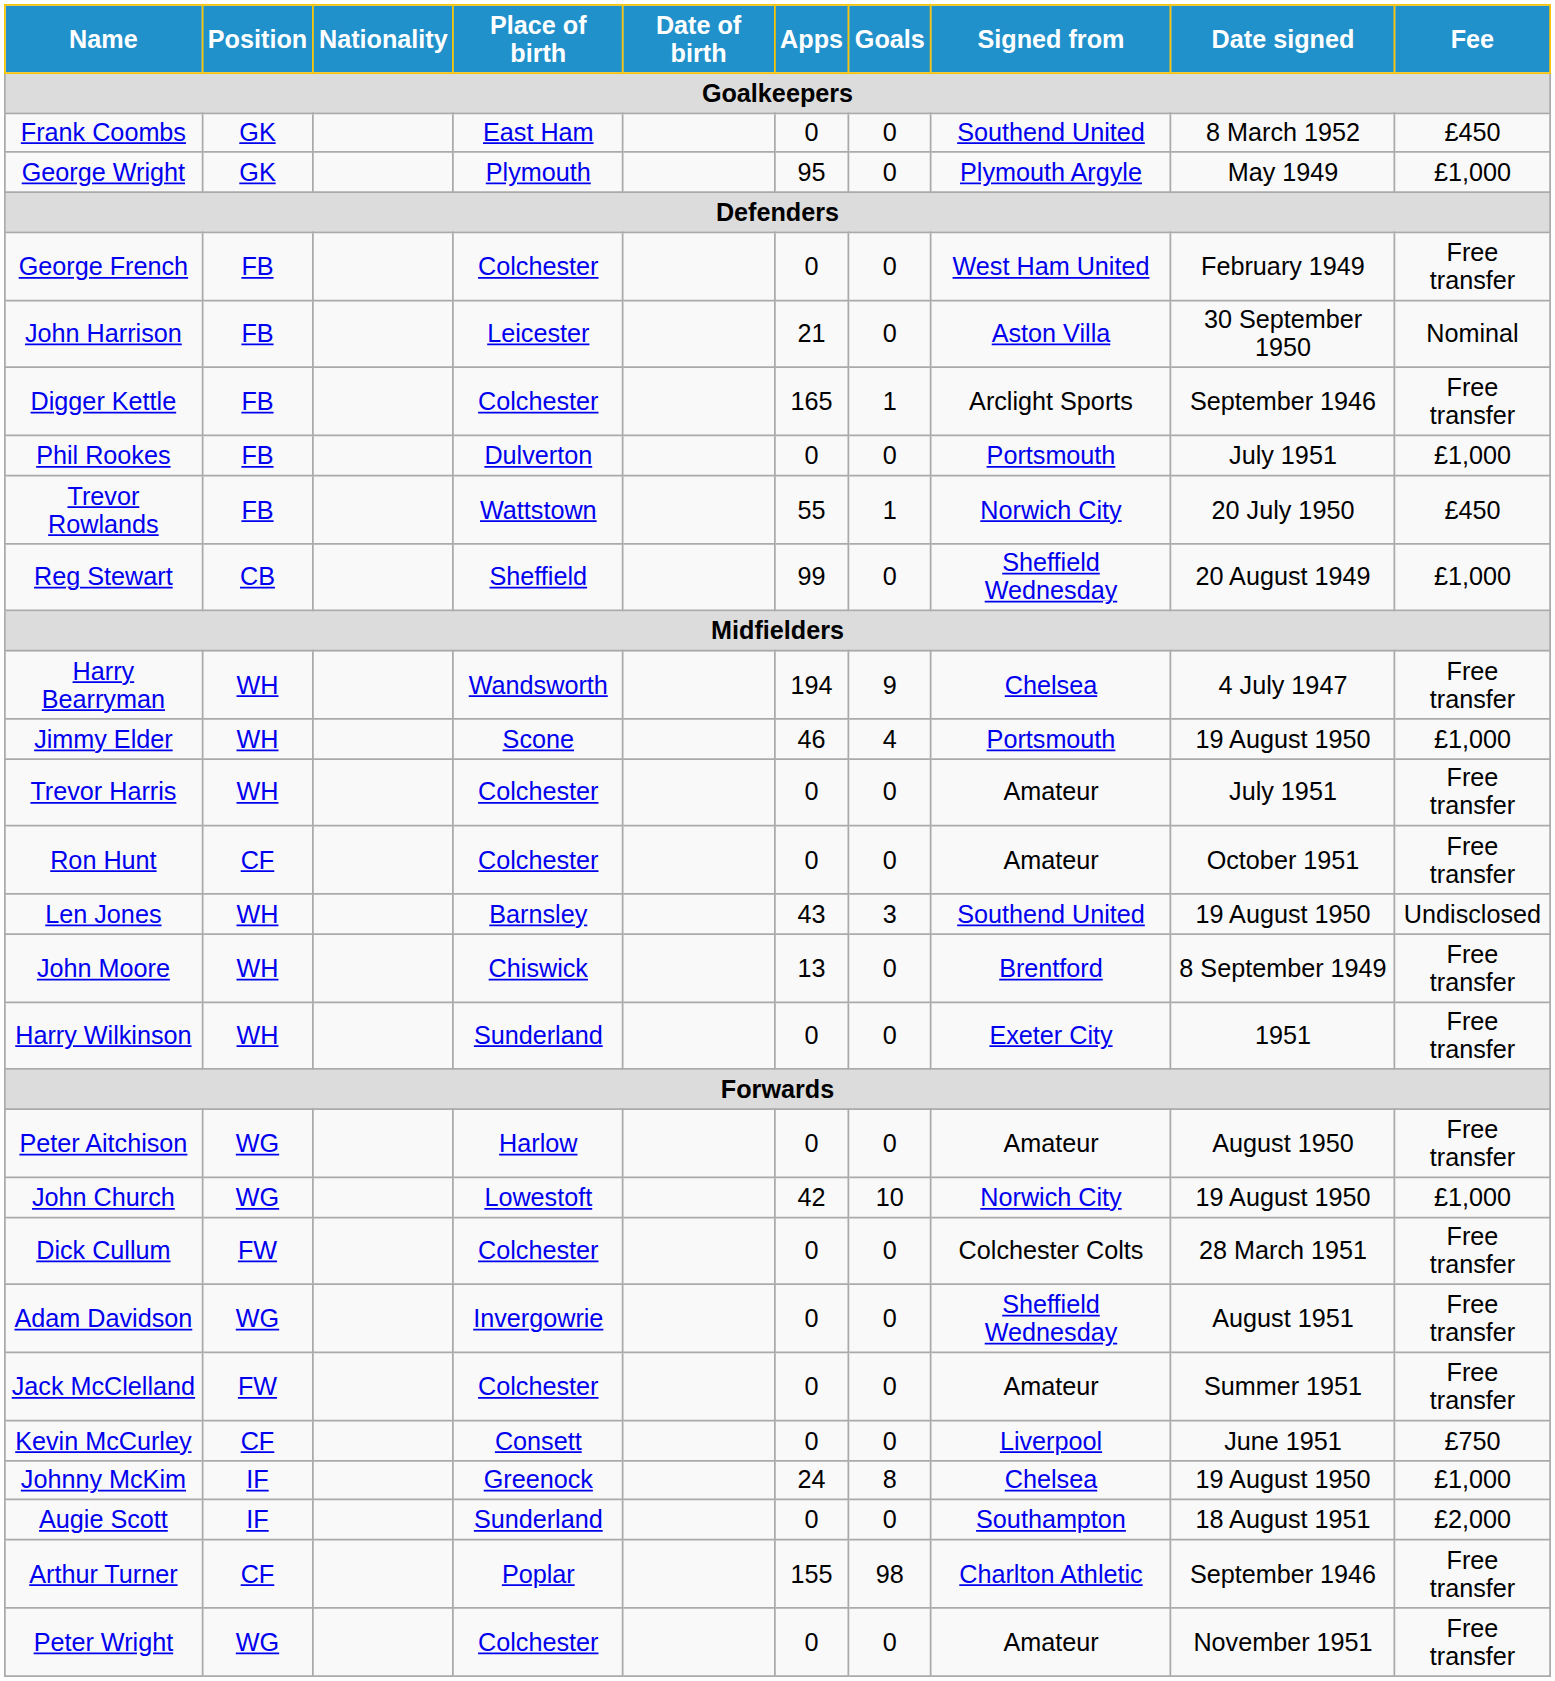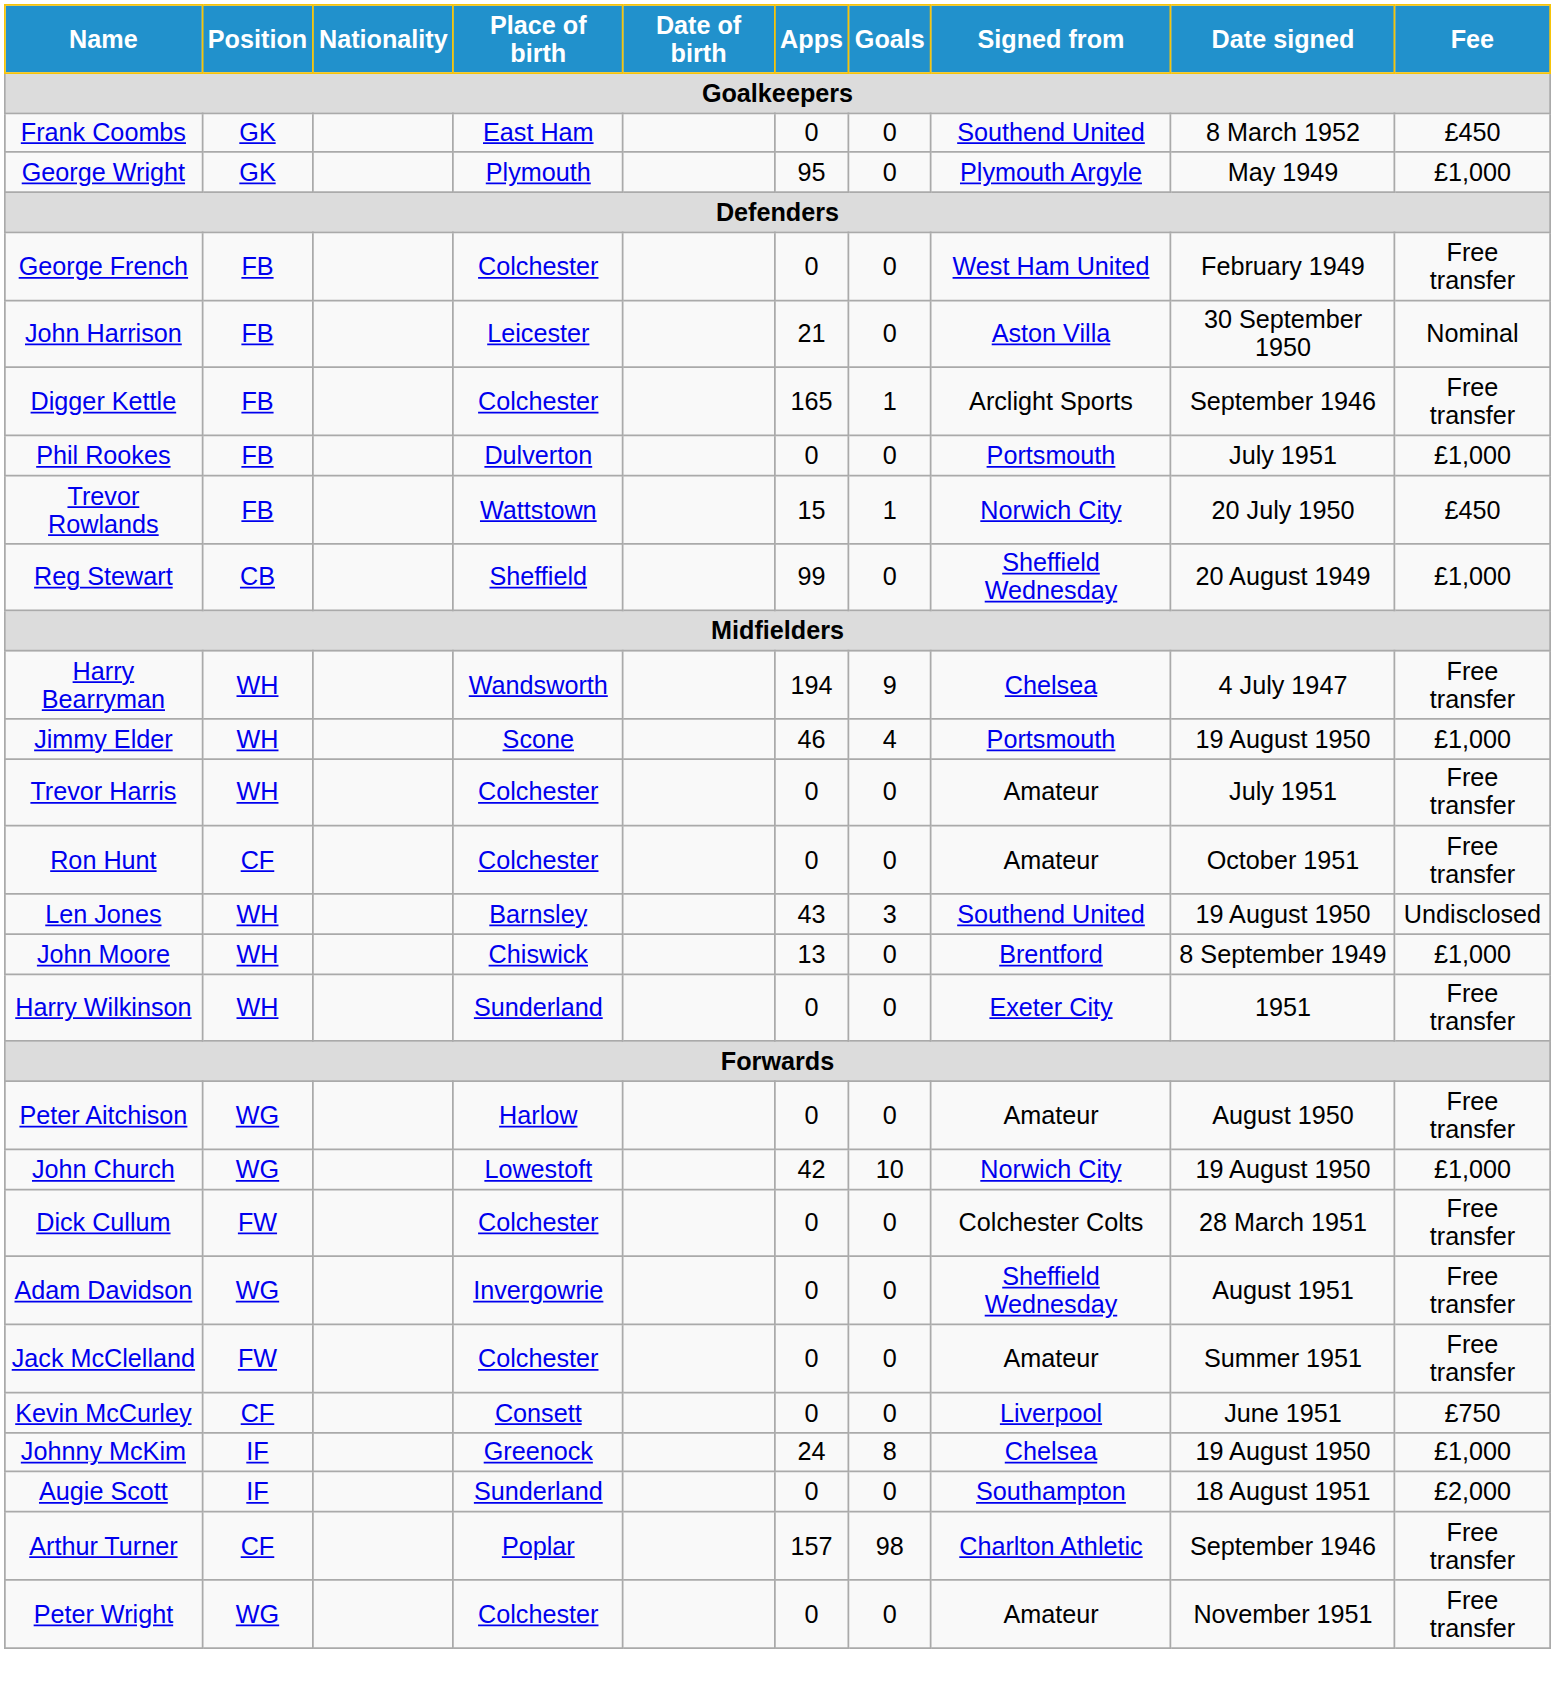(812, 509) 55 -> (812, 509) 15
(1472, 968) Free transfer -> (1472, 954) £1,000
(812, 1574) 155 -> (812, 1546) 157
